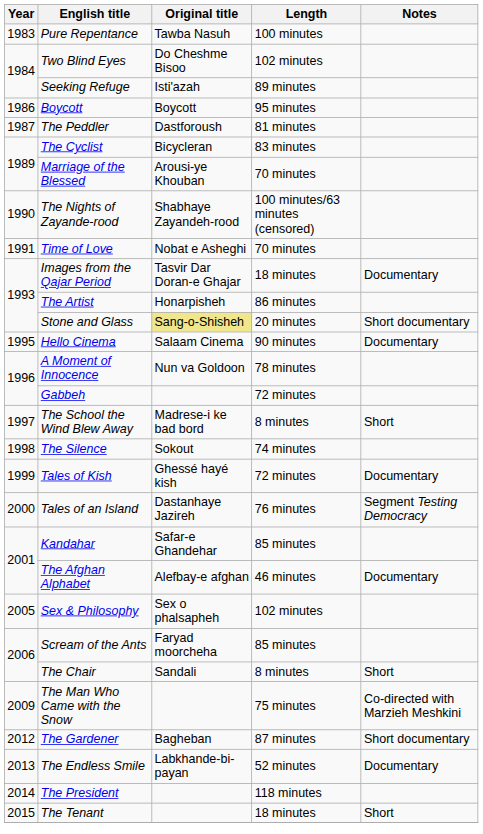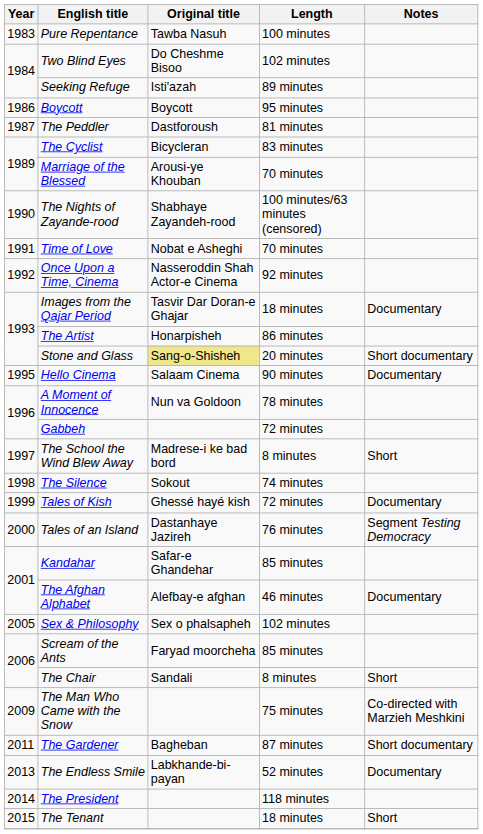+ row: (80, 275)
(21, 739) 2012 -> (21, 745) 2011
